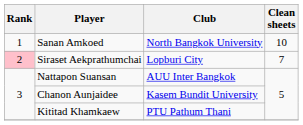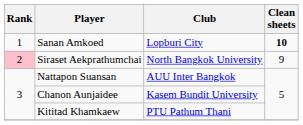(205, 42) North Bangkok University -> (175, 42) Lopburi City
(281, 42) normal -> (281, 42) bold
(175, 59) Lopburi City -> (205, 59) North Bangkok University
(281, 59) 7 -> (281, 59) 9
